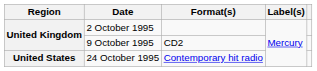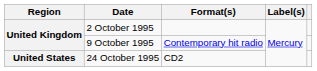(173, 43) CD2 -> (213, 43) Contemporary hit radio
(213, 58) Contemporary hit radio -> (173, 58) CD2
